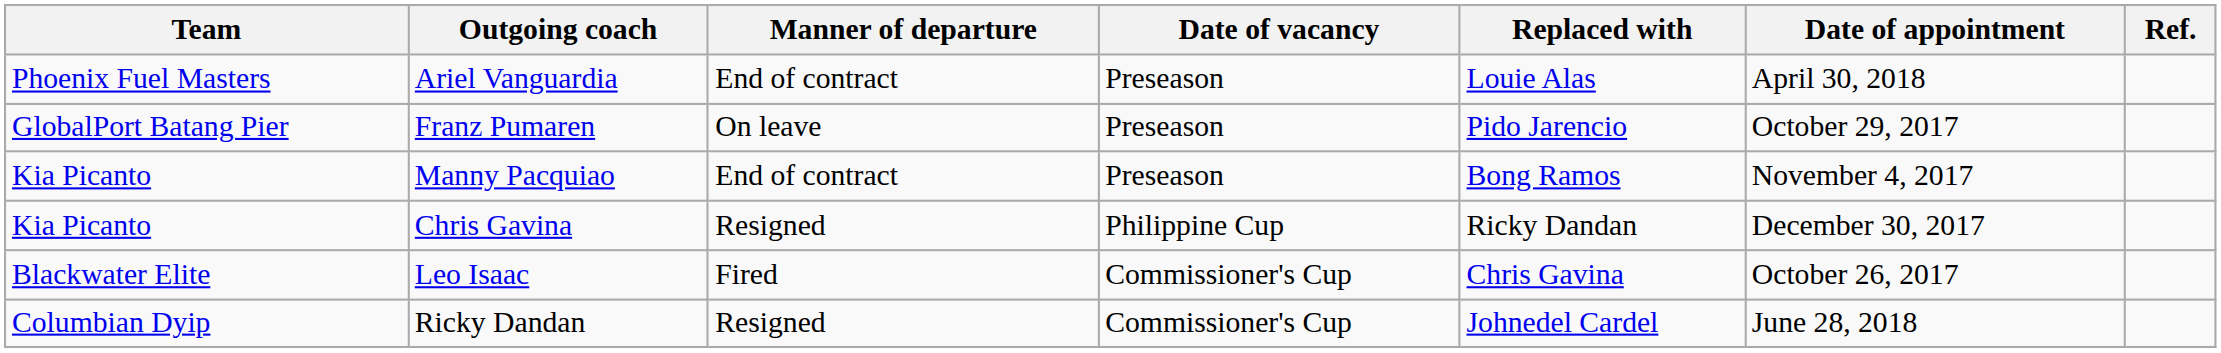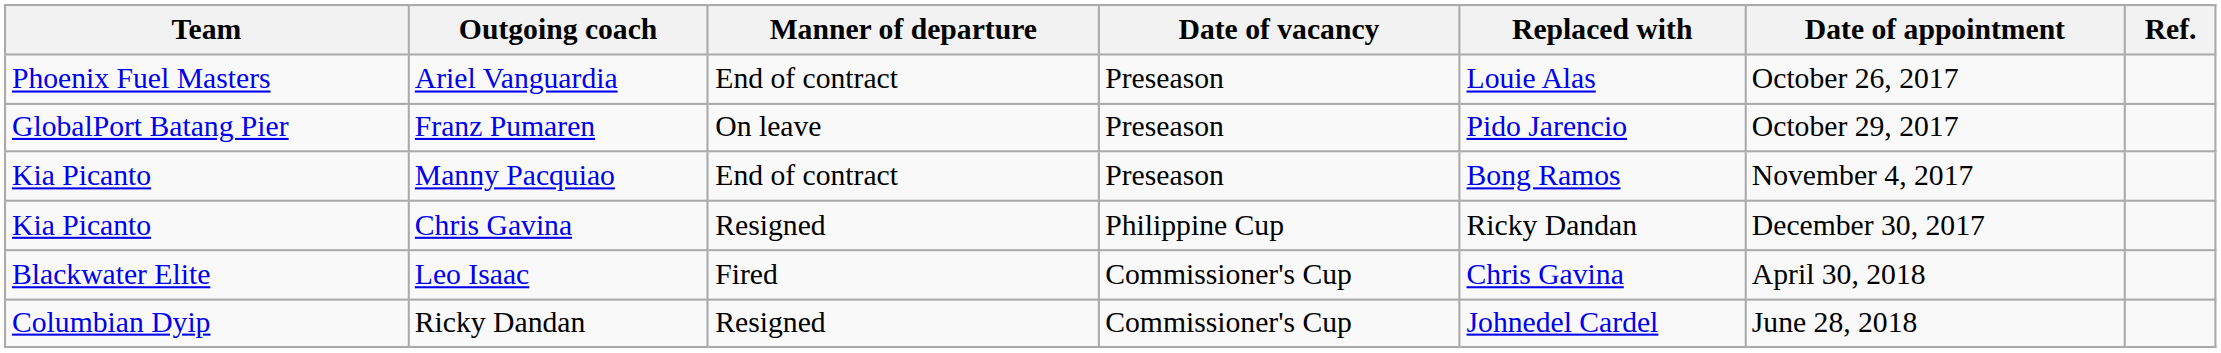(1839, 78) April 30, 2018 -> (1855, 78) October 26, 2017
(1855, 273) October 26, 2017 -> (1839, 273) April 30, 2018
